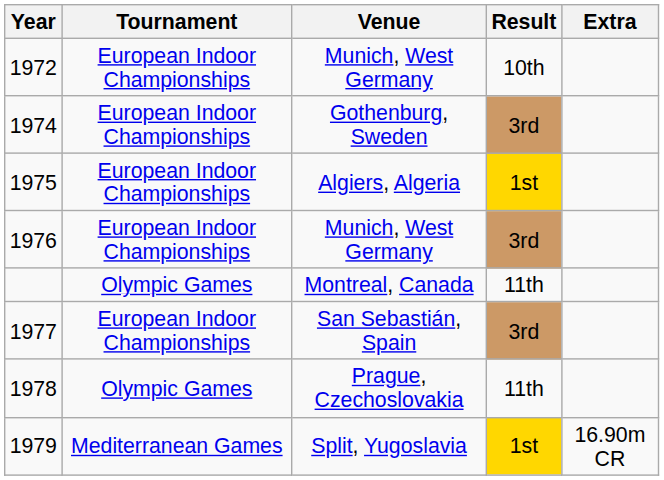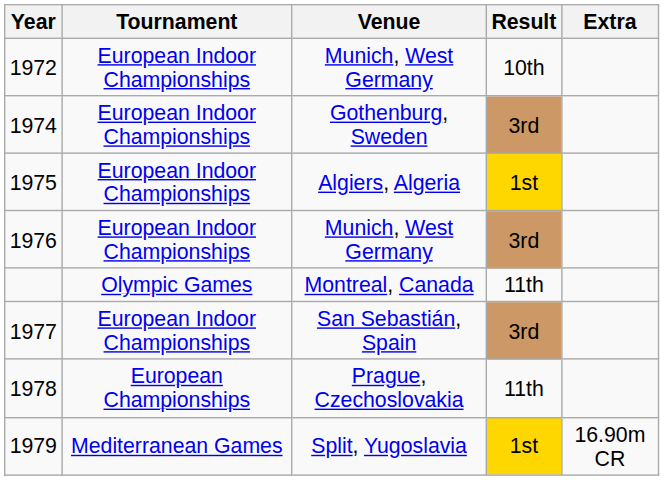(177, 388) Olympic Games -> (177, 388) European Championships
